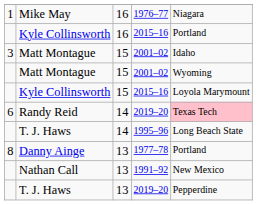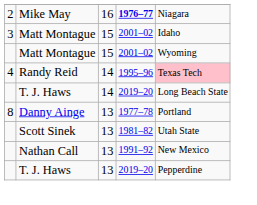(10, 14) 1 -> (10, 14) 2
(151, 14) normal -> (136, 14) bold
- row: (65, 33)
- row: (65, 92)
(10, 111) 6 -> (10, 72) 4
(151, 111) 2019–20 -> (136, 72) 1995–96
(151, 131) 1995–96 -> (136, 92) 2019–20
+ row: (47, 131)
